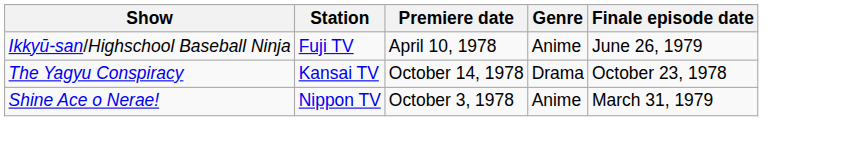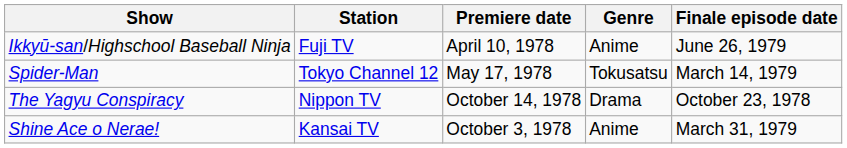+ row: (53, 73)
(339, 73) Kansai TV -> (340, 101) Nippon TV
(340, 101) Nippon TV -> (339, 128) Kansai TV
